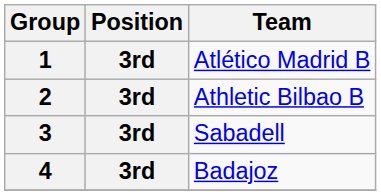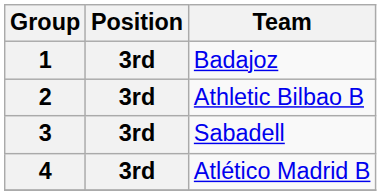(282, 60) Atlético Madrid B -> (236, 60) Badajoz
(236, 171) Badajoz -> (282, 171) Atlético Madrid B
